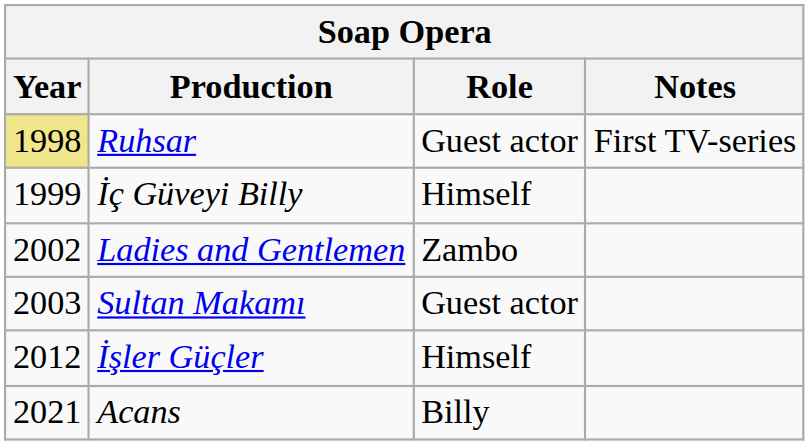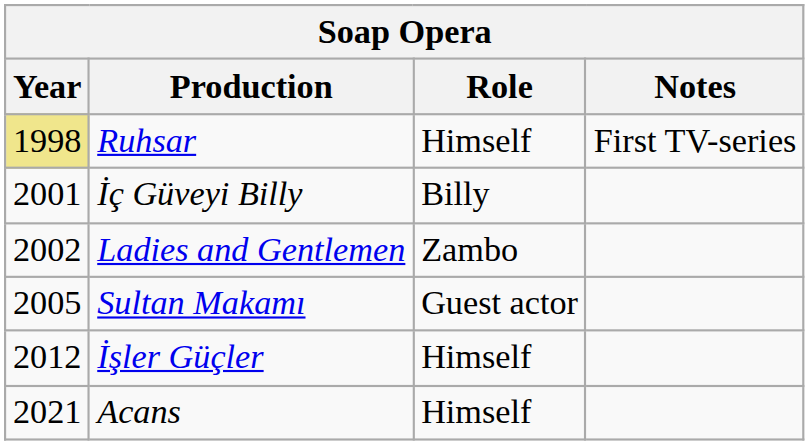(500, 140) Guest actor -> (476, 140) Himself
(47, 194) 1999 -> (47, 194) 2001
(476, 194) Himself -> (455, 194) Billy
(47, 303) 2003 -> (47, 303) 2005
(455, 411) Billy -> (476, 411) Himself
